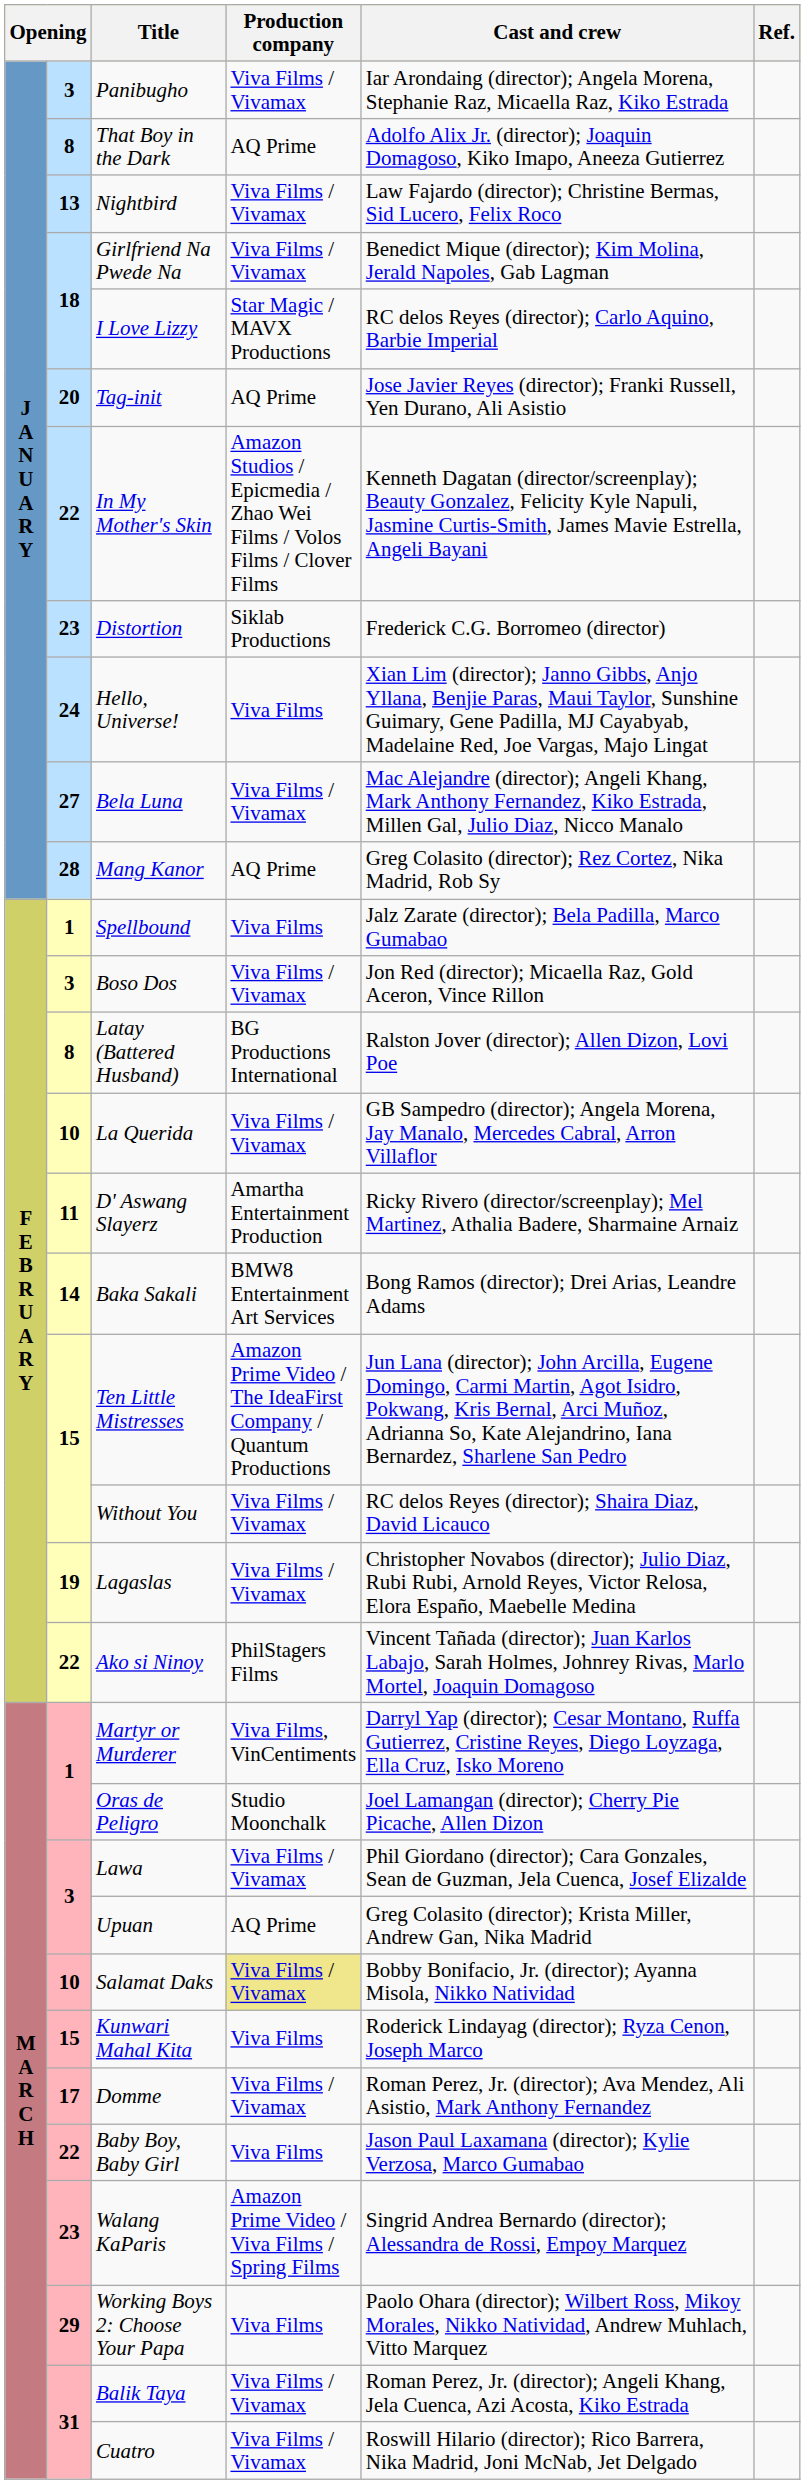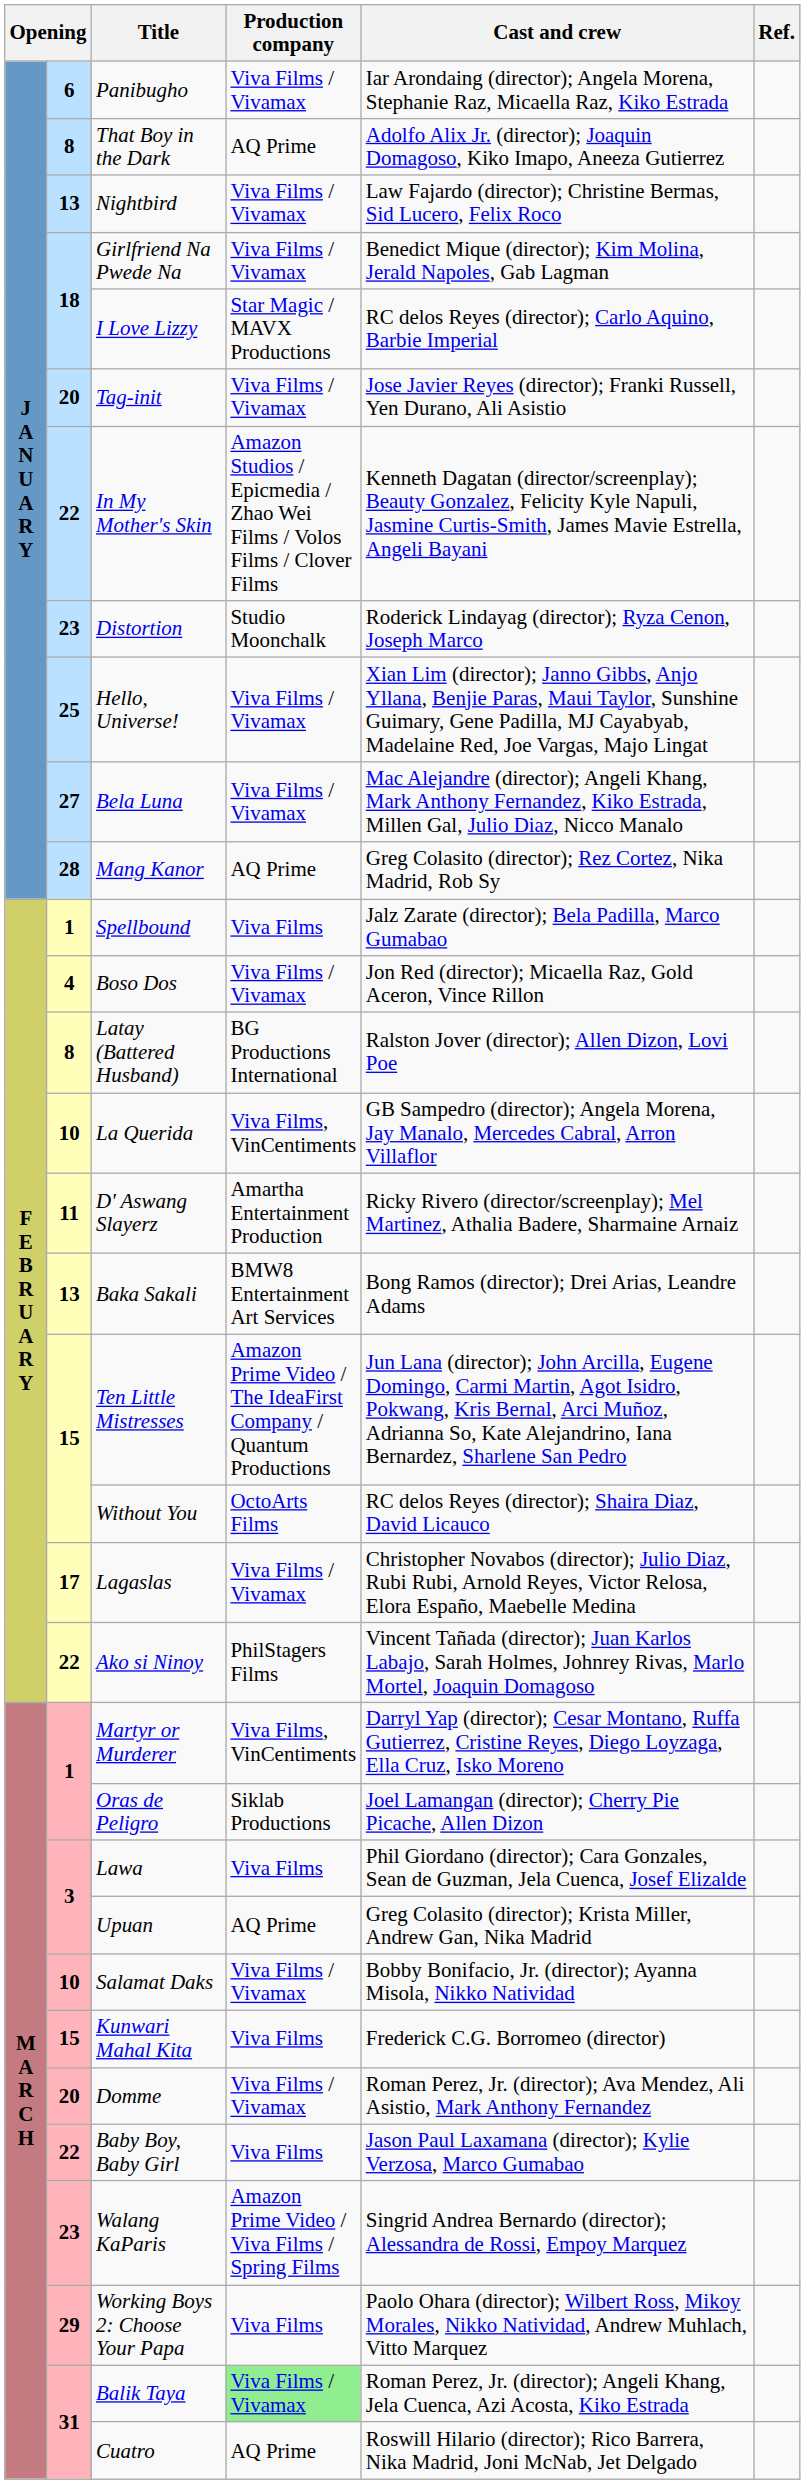(69, 89) 3 -> (69, 89) 6
(273, 397) AQ Prime -> (282, 397) Viva Films / Vivamax
(281, 628) Siklab Productions -> (278, 628) Studio Moonchalk
(516, 628) Frederick C.G. Borromeo (director) -> (548, 628) Roderick Lindayag (director); Ryza Cenon, Joseph Marco
(69, 709) 24 -> (69, 709) 25
(277, 709) Viva Films -> (282, 709) Viva Films / Vivamax
(69, 983) 3 -> (69, 983) 4
(282, 1132) Viva Films / Vivamax -> (293, 1132) Viva Films, VinCentiments
(69, 1293) 14 -> (69, 1293) 13
(282, 1513) Viva Films / Vivamax -> (269, 1513) OctoArts Films
(69, 1581) 19 -> (69, 1581) 17
(278, 1811) Studio Moonchalk -> (281, 1811) Siklab Productions
(282, 1868) Viva Films / Vivamax -> (277, 1868) Viva Films
(282, 1981) khaki background -> (282, 1981) no background
(548, 2038) Roderick Lindayag (director); Ryza Cenon, Joseph Marco -> (516, 2038) Frederick C.G. Borromeo (director)
(69, 2095) 17 -> (69, 2095) 20
(282, 2393) no background -> (282, 2393) lightgreen background
(282, 2450) Viva Films / Vivamax -> (273, 2450) AQ Prime
